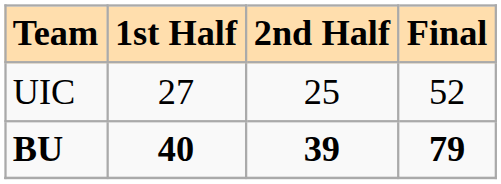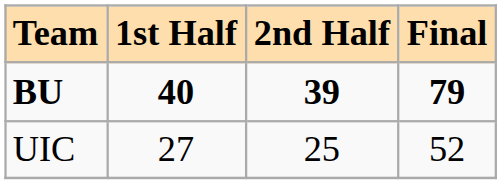rows swapped: (44, 91) <-> (38, 148)
